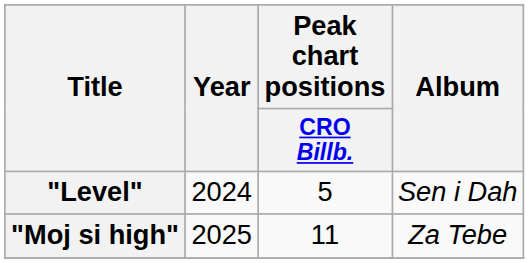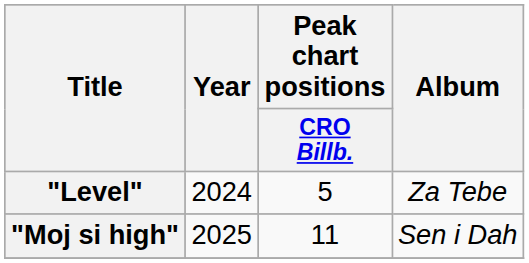(458, 192) Sen i Dah -> (458, 192) Za Tebe
(458, 235) Za Tebe -> (458, 235) Sen i Dah
